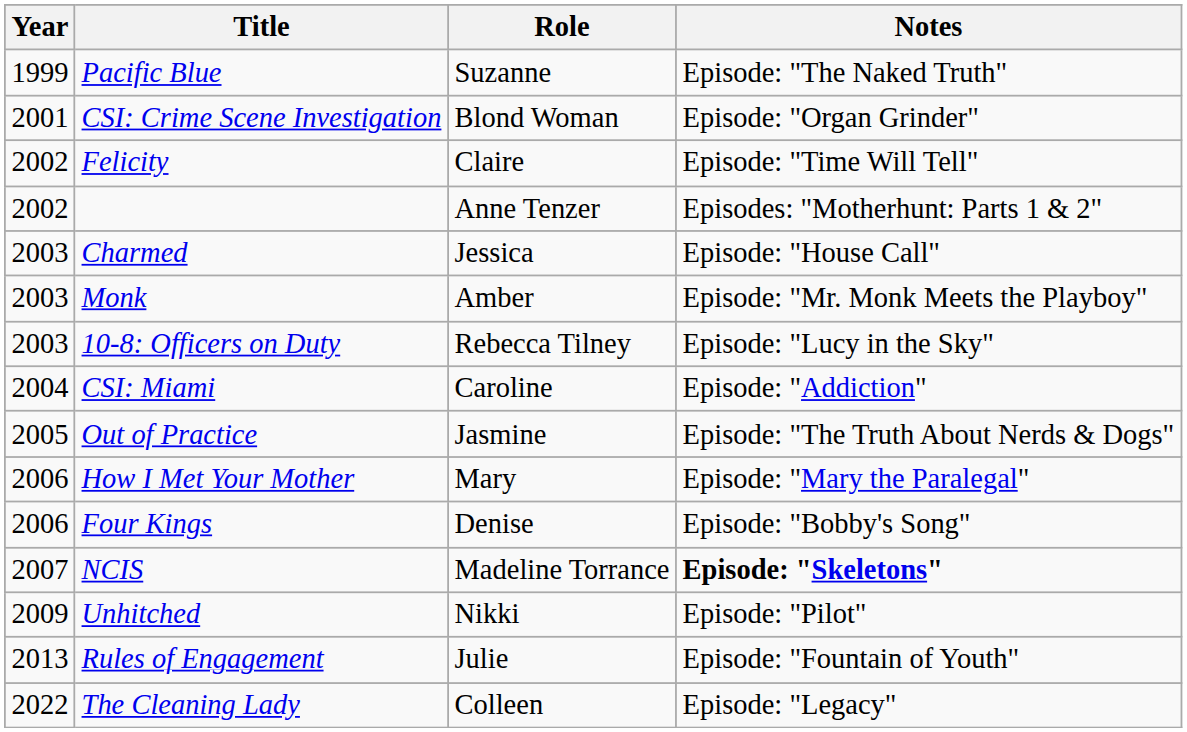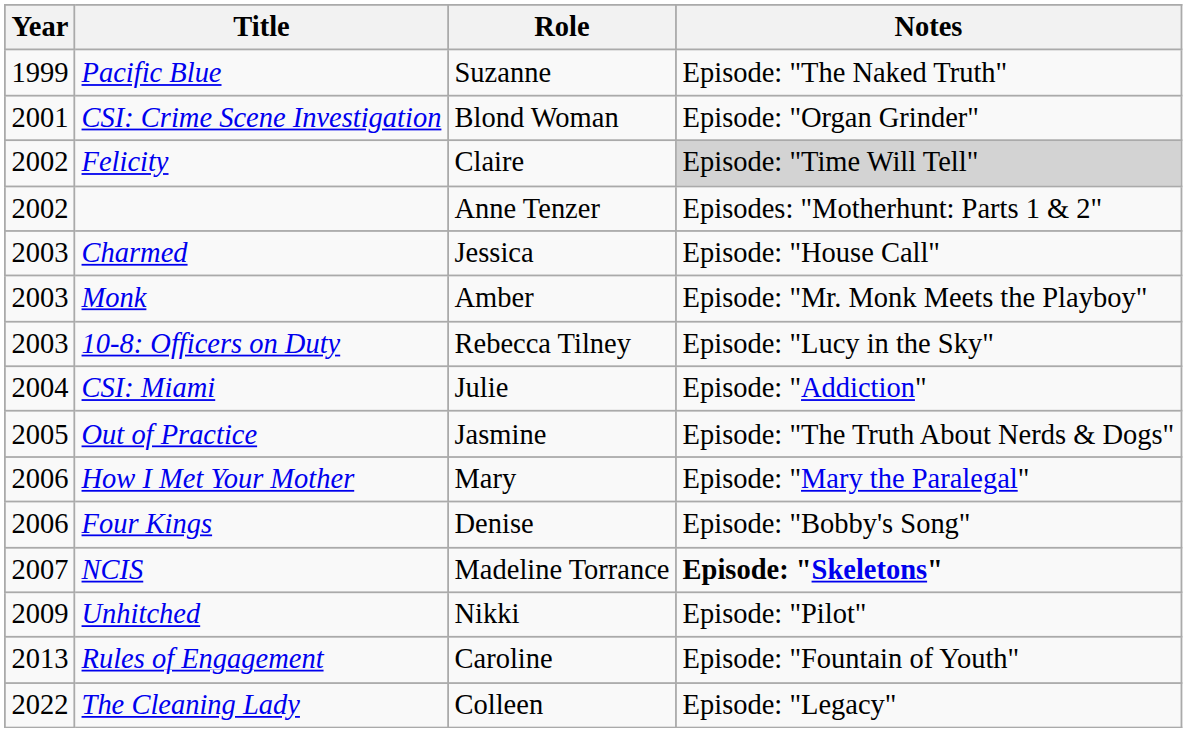(830, 162) no background -> (830, 162) lightgrey background
(504, 388) Caroline -> (481, 388) Julie
(481, 659) Julie -> (504, 659) Caroline
